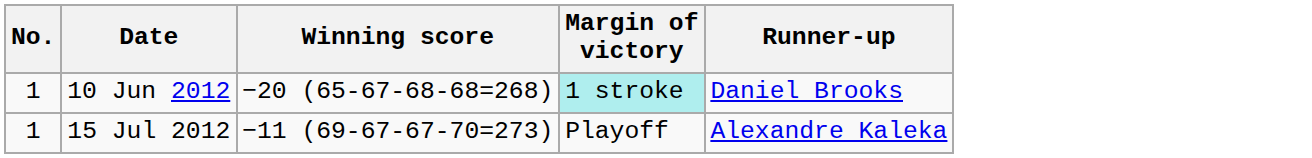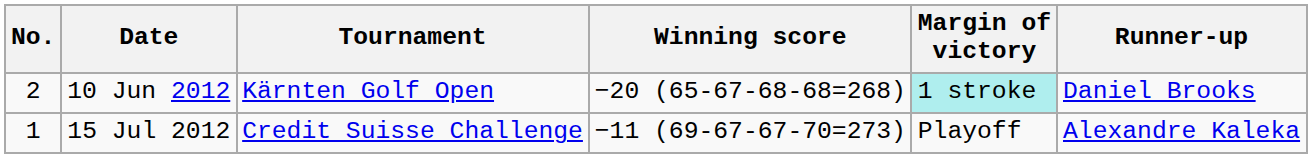+ column: (413, 39)
(33, 93) 1 -> (33, 93) 2
